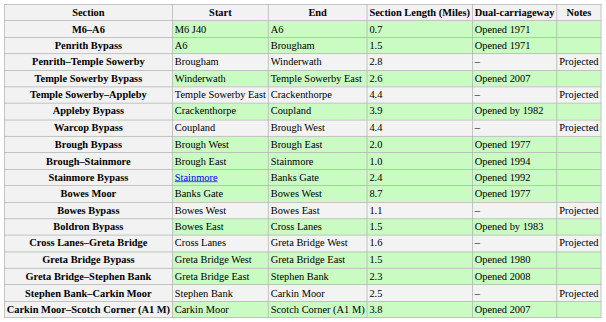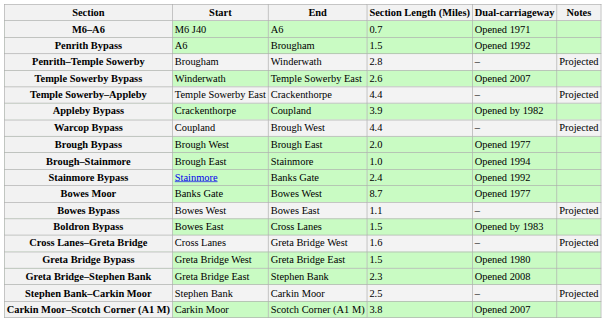(503, 45) Opened 1971 -> (503, 45) Opened 1992
